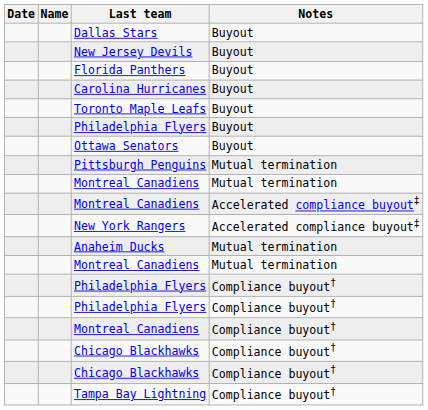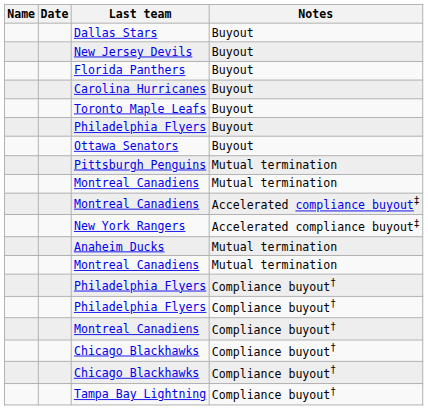columns swapped: (21, 14) <-> (55, 14)
